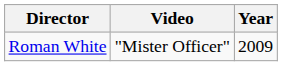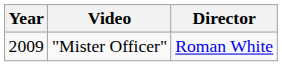columns swapped: (256, 18) <-> (58, 18)
